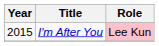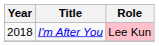(20, 31) 2015 -> (20, 31) 2018
